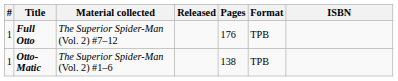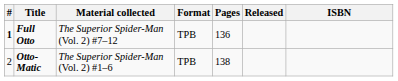columns swapped: (267, 12) <-> (197, 12)
(9, 34) normal -> (9, 34) bold
(228, 34) 176 -> (223, 34) 136
(9, 62) 1 -> (9, 62) 2
